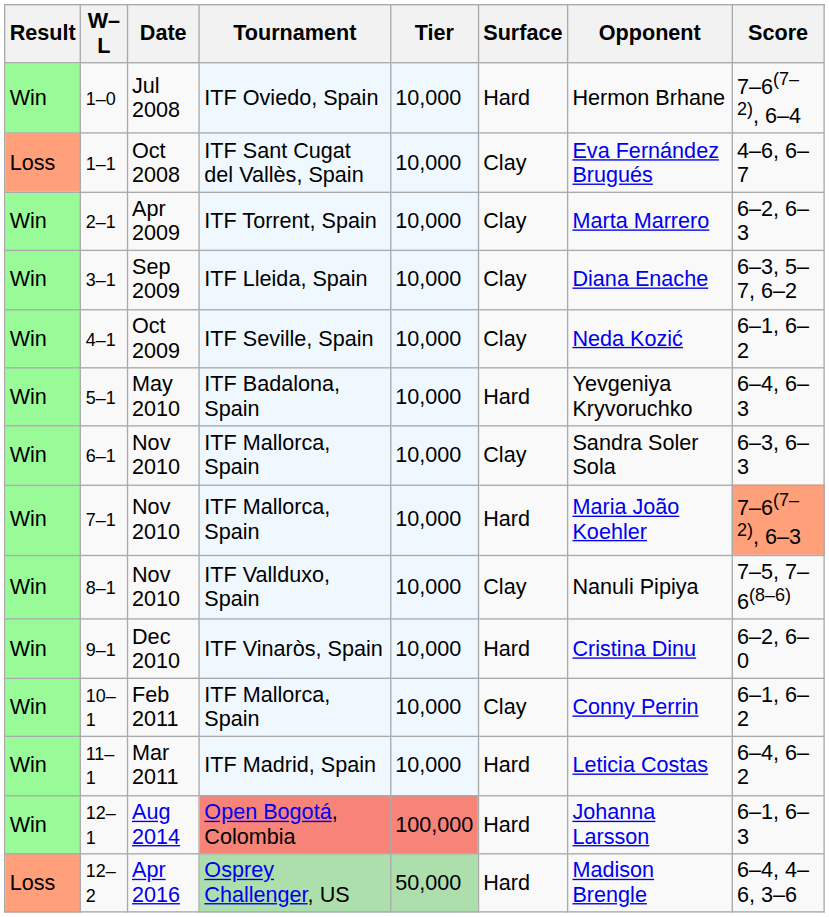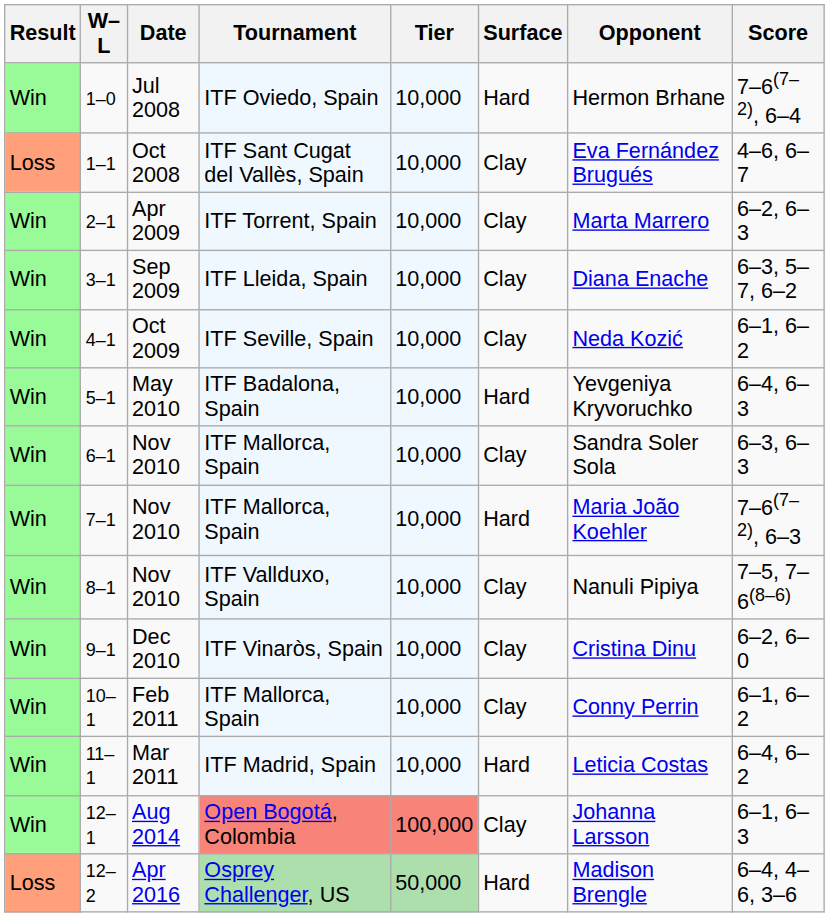(769, 519) lightsalmon background -> (769, 519) no background
(507, 648) Hard -> (505, 648) Clay
(507, 824) Hard -> (505, 824) Clay
